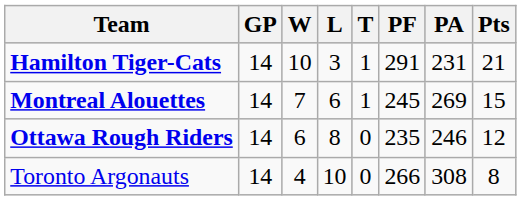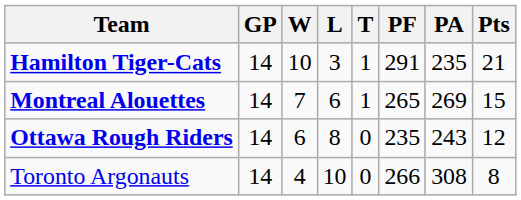(449, 62) 231 -> (449, 62) 235
(402, 99) 245 -> (402, 99) 265
(449, 137) 246 -> (449, 137) 243
